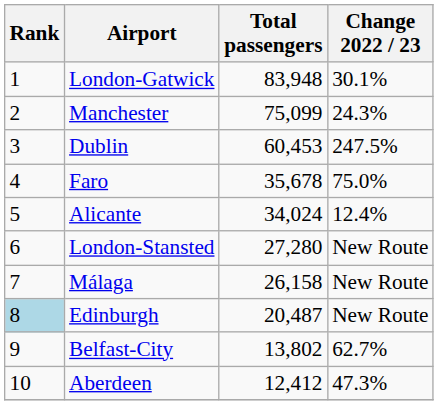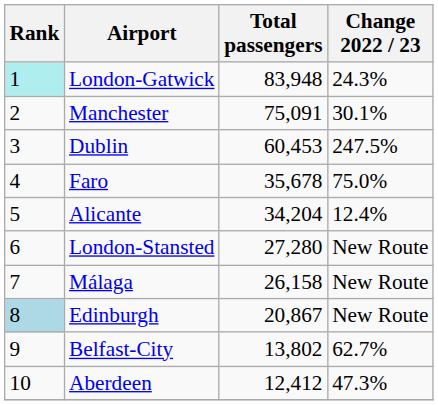(15, 79) no background -> (15, 79) paleturquoise background
(360, 79) 30.1% -> (360, 79) 24.3%
(293, 112) 75,099 -> (293, 112) 75,091
(360, 112) 24.3% -> (360, 112) 30.1%
(293, 214) 34,024 -> (293, 214) 34,204
(293, 315) 20,487 -> (293, 315) 20,867
